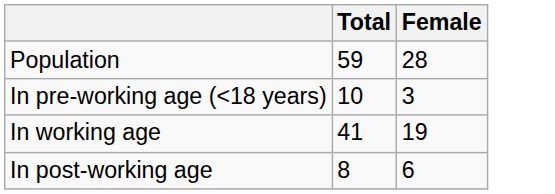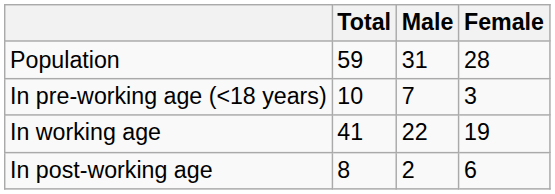+ column: (428, 22)
